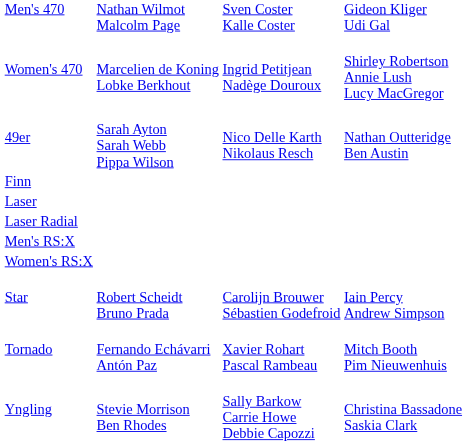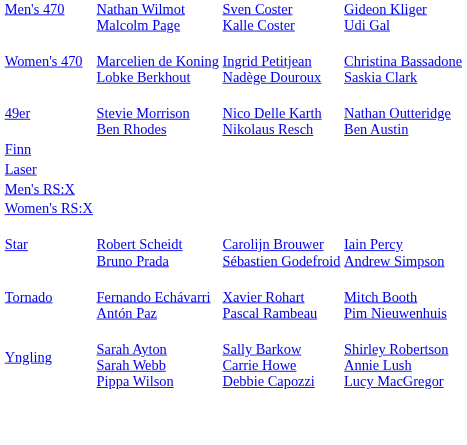(396, 77) Shirley Robertson Annie Lush Lucy MacGregor -> (403, 69) Christina Bassadone Saskia Clark
(135, 145) Sarah Ayton Sarah Webb Pippa Wilson -> (143, 121) Stevie Morrison Ben Rhodes
- row: (41, 221)
(143, 417) Stevie Morrison Ben Rhodes -> (135, 365) Sarah Ayton Sarah Webb Pippa Wilson
(403, 417) Christina Bassadone Saskia Clark -> (396, 365) Shirley Robertson Annie Lush Lucy MacGregor
